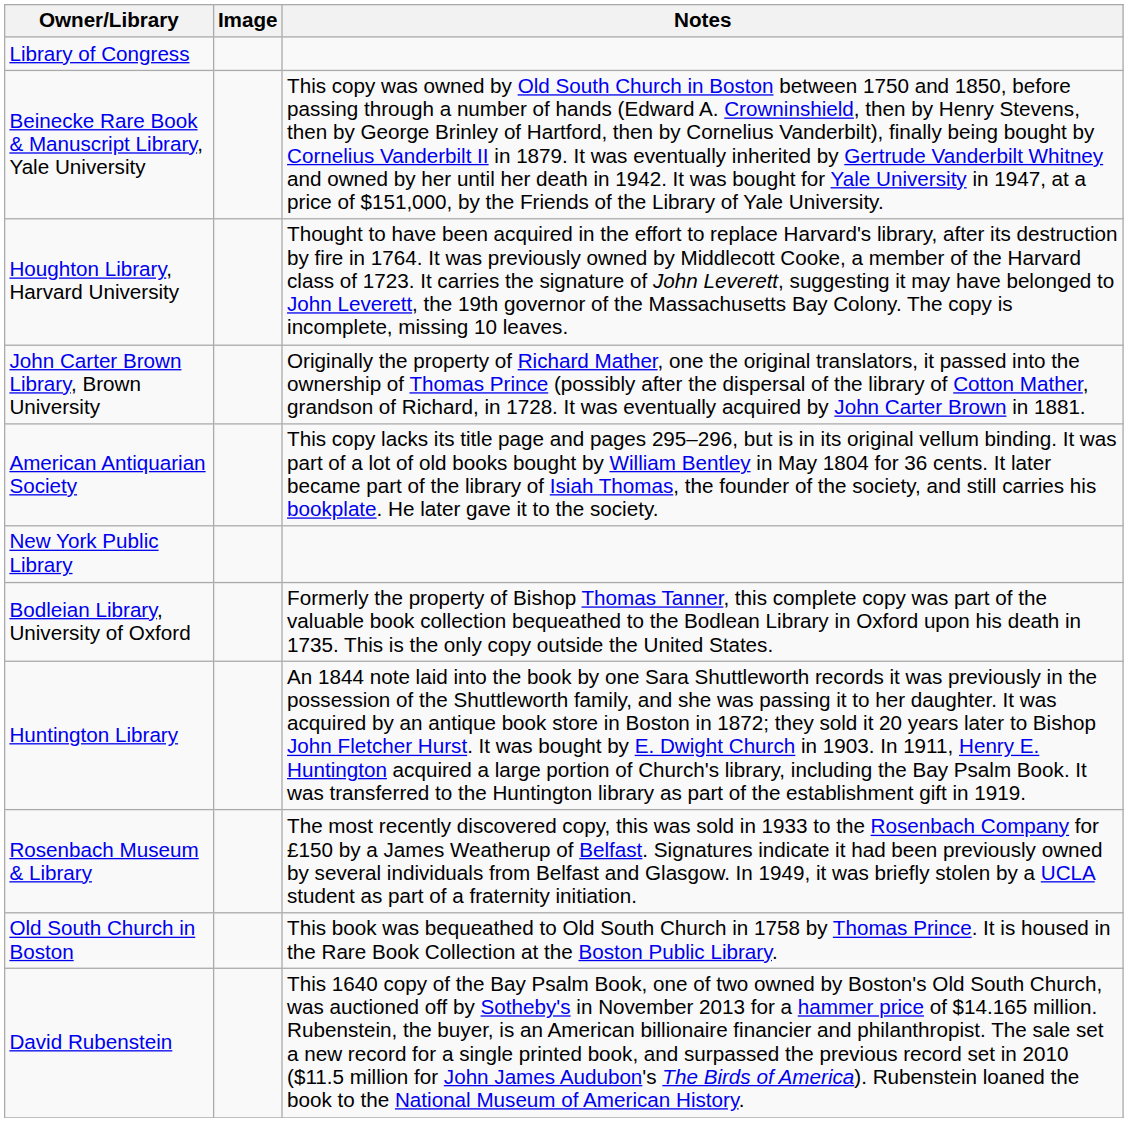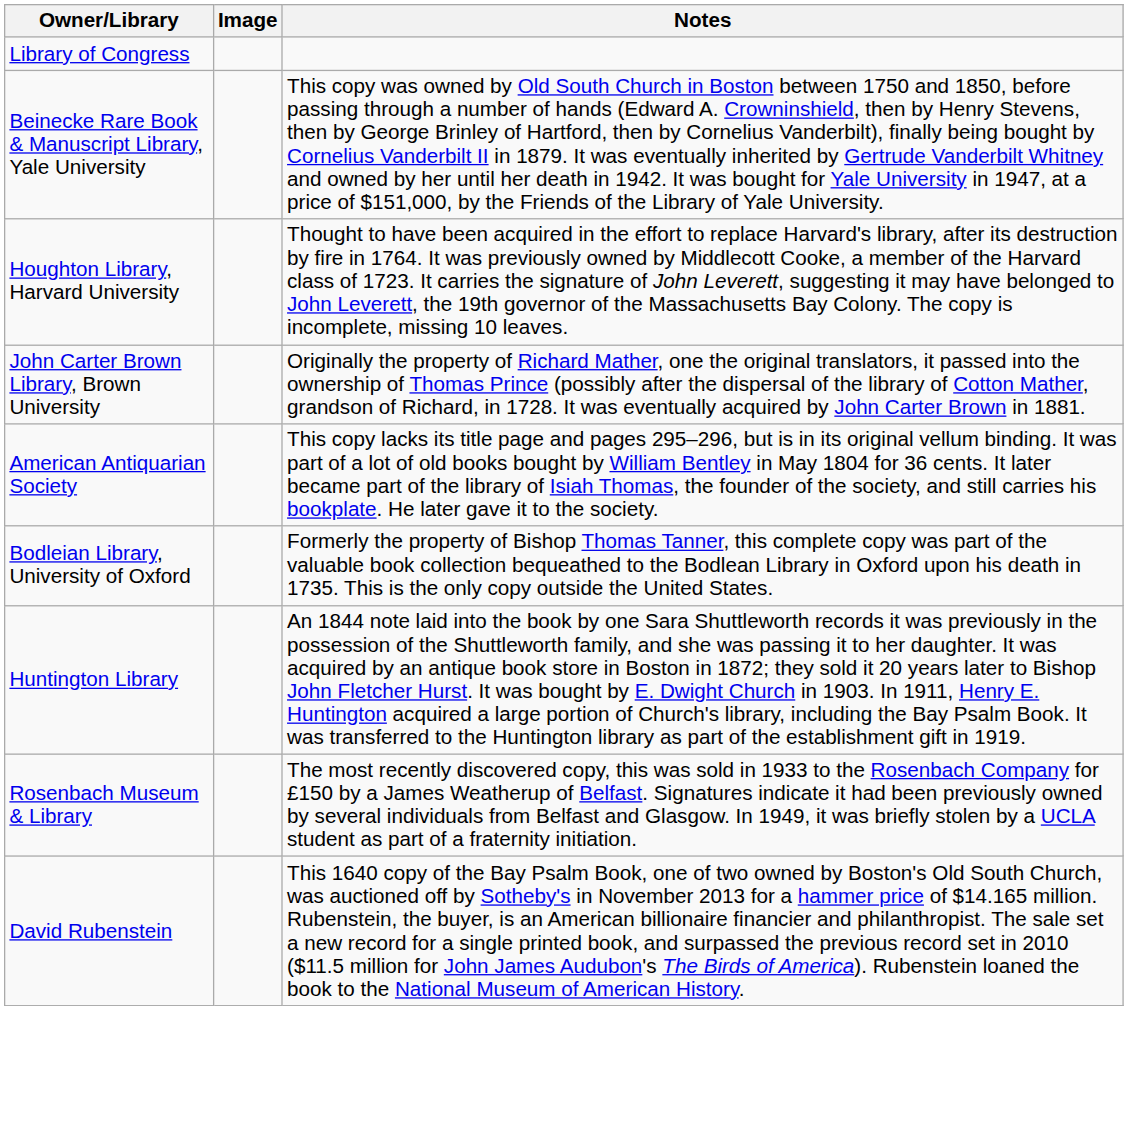- row: (84, 553)
- row: (102, 940)
